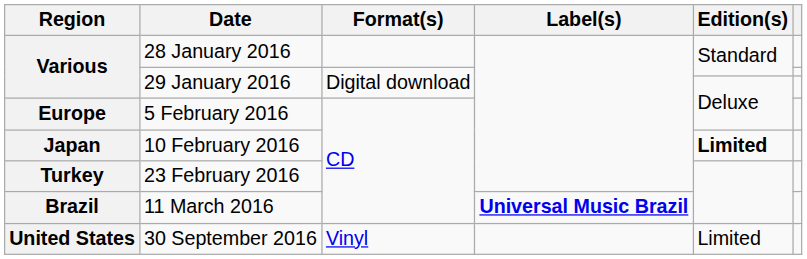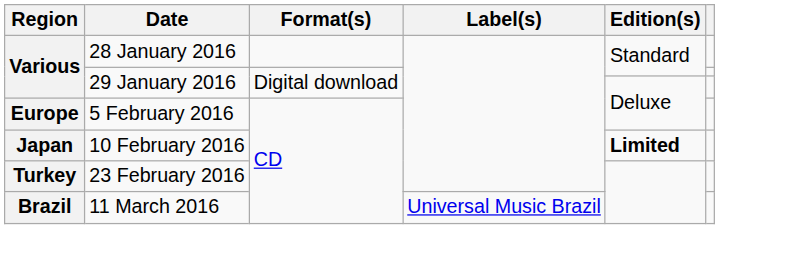(584, 207) bold -> (504, 207) normal
- row: (72, 238)
